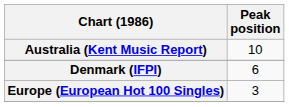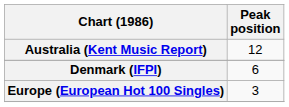(255, 49) 10 -> (255, 49) 12
